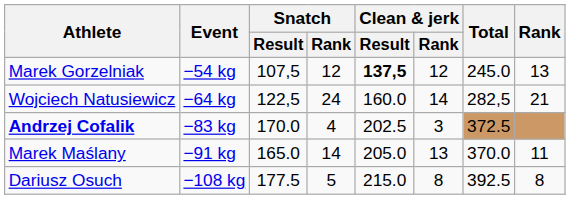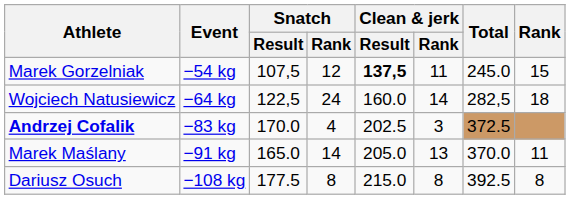(439, 72) 12 -> (439, 72) 11
(540, 72) 13 -> (540, 72) 15
(540, 99) 21 -> (540, 99) 18
(331, 181) 5 -> (331, 181) 8
